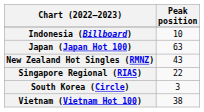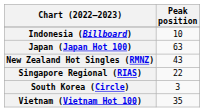(178, 101) 38 -> (178, 101) 35
